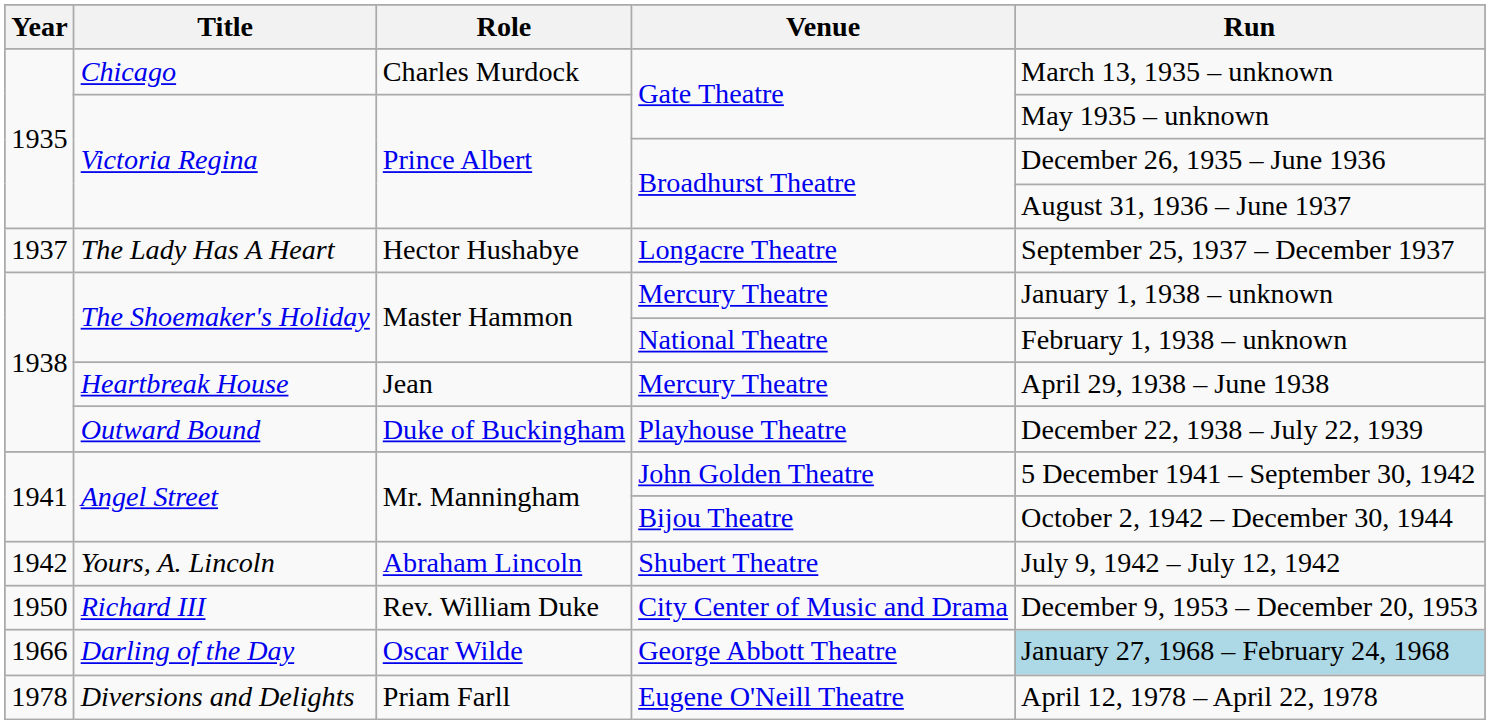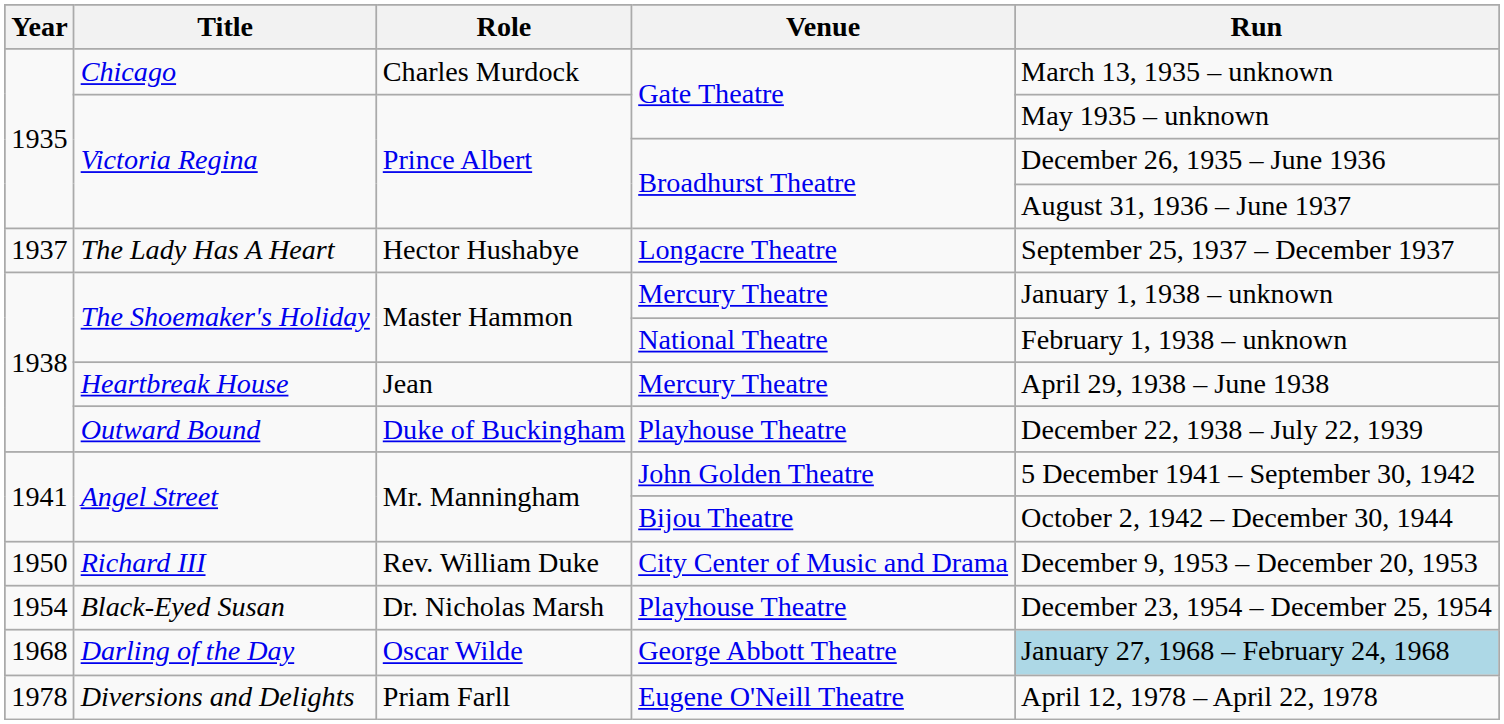- row: (178, 562)
+ row: (183, 607)
(40, 652) 1966 -> (40, 652) 1968
